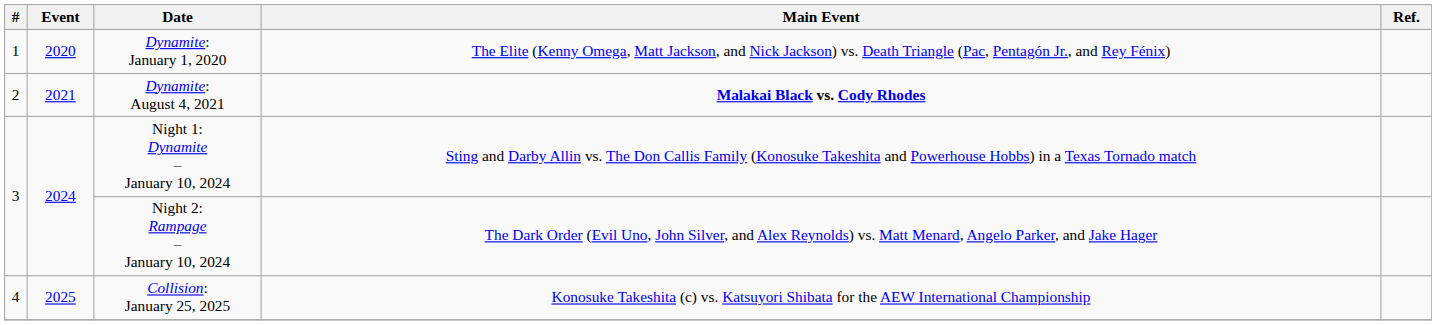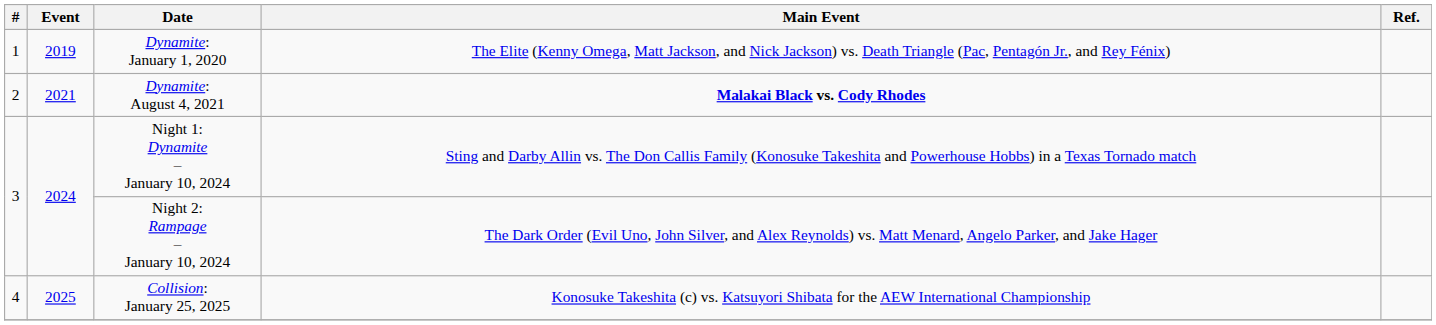(60, 51) 2020 -> (60, 51) 2019
